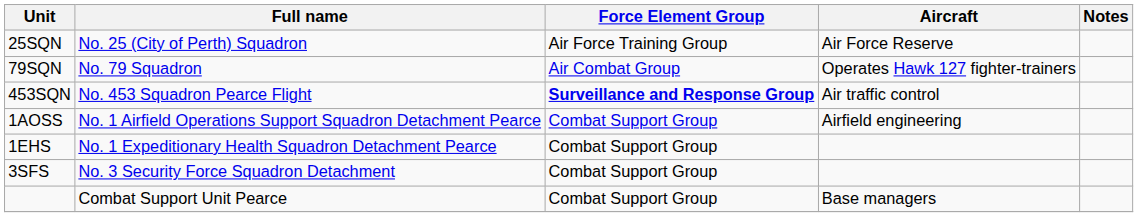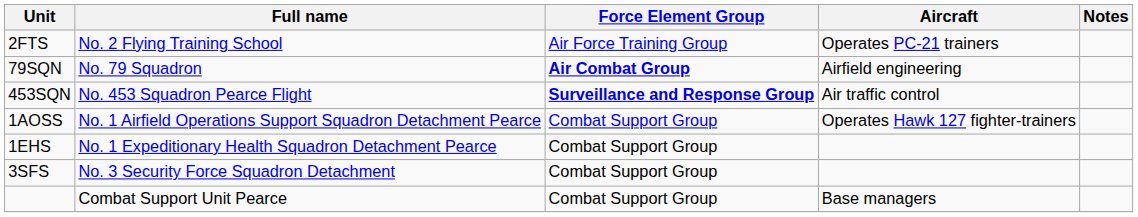+ row: (28, 43)
- row: (35, 43)
(614, 69) normal -> (619, 69) bold
(949, 69) Operates Hawk 127 fighter-trainers -> (892, 69) Airfield engineering
(892, 120) Airfield engineering -> (949, 120) Operates Hawk 127 fighter-trainers
